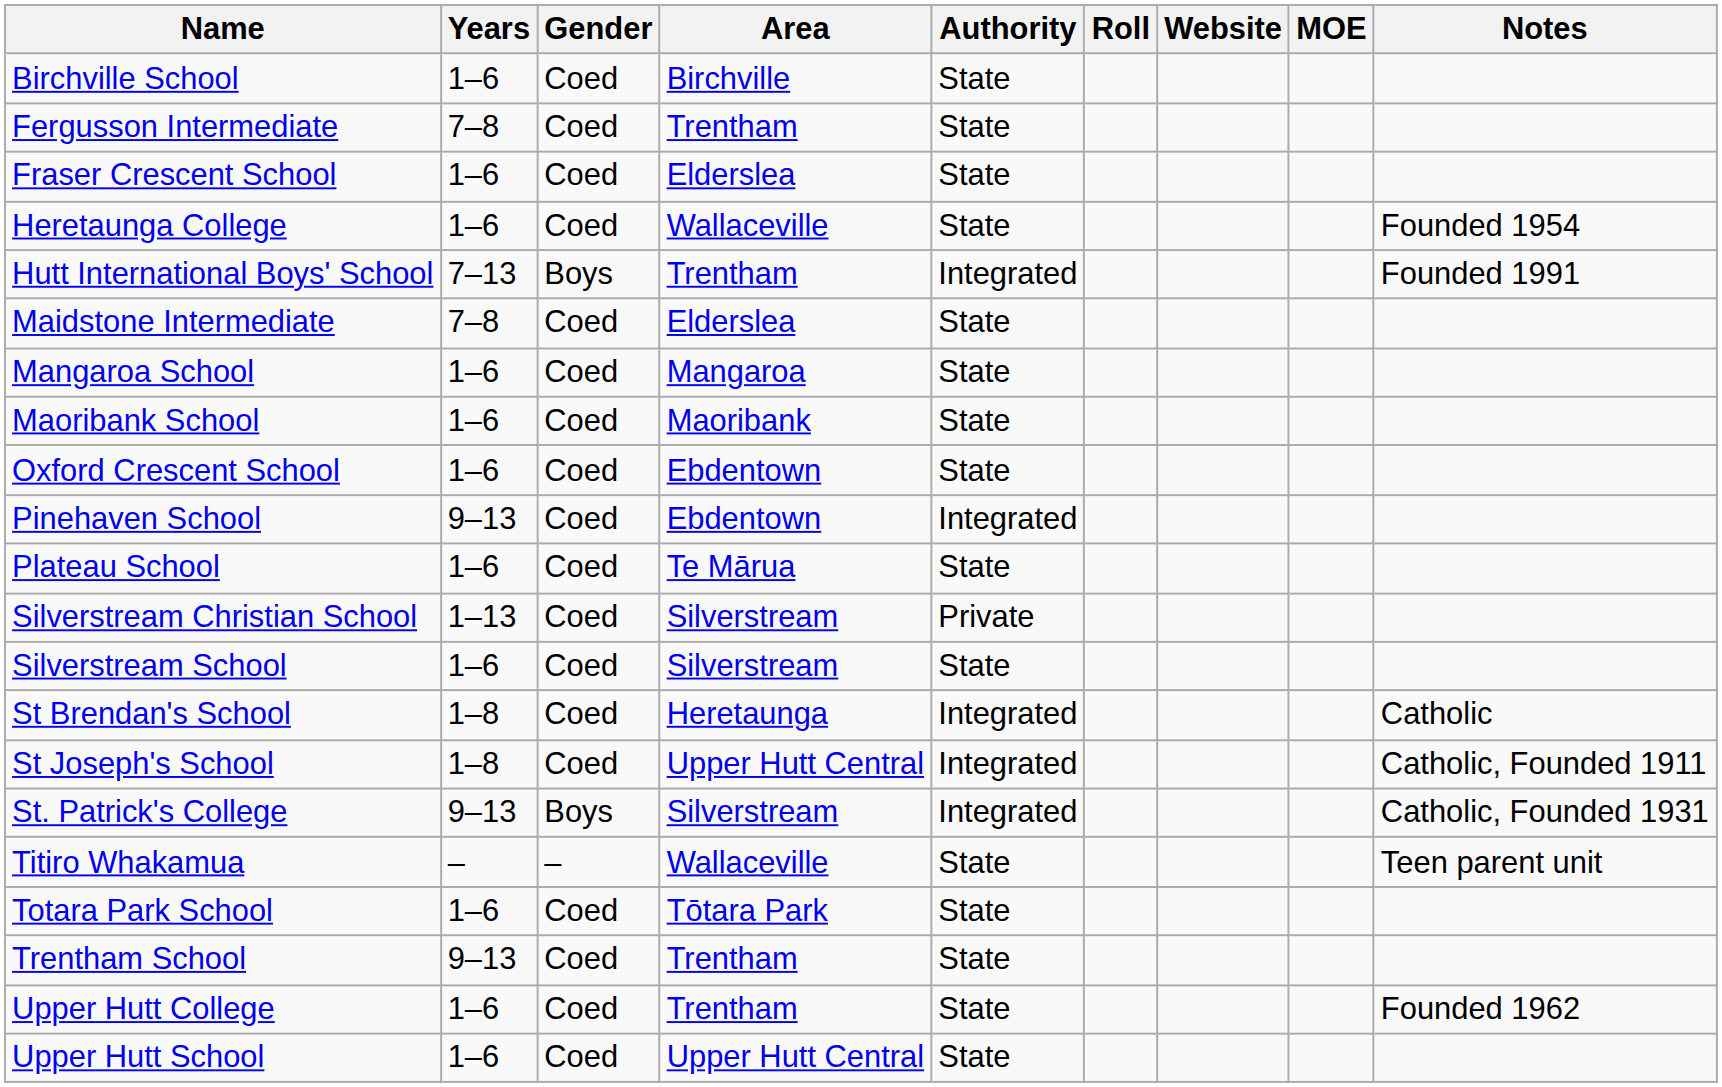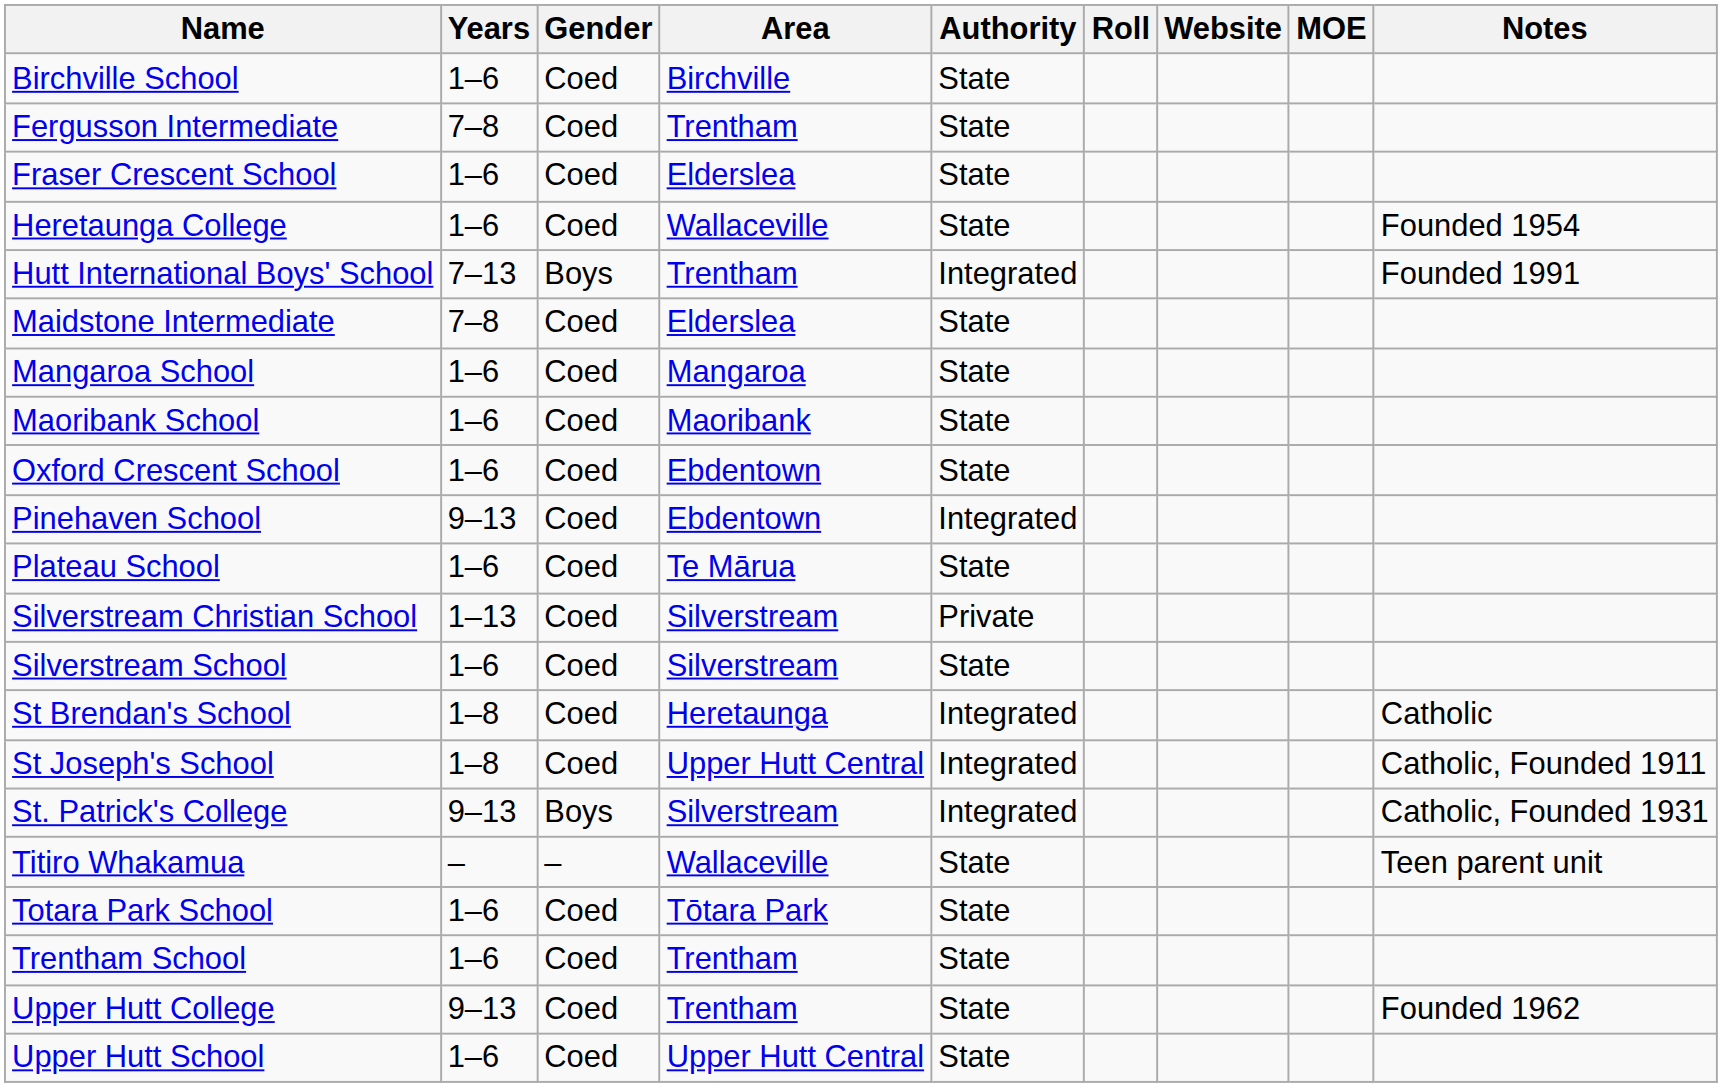(482, 959) 9–13 -> (473, 959) 1–6
(473, 1008) 1–6 -> (482, 1008) 9–13
